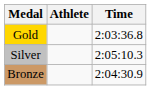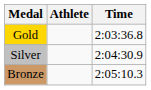(119, 54) 2:05:10.3 -> (119, 54) 2:04:30.9
(119, 74) 2:04:30.9 -> (119, 74) 2:05:10.3
